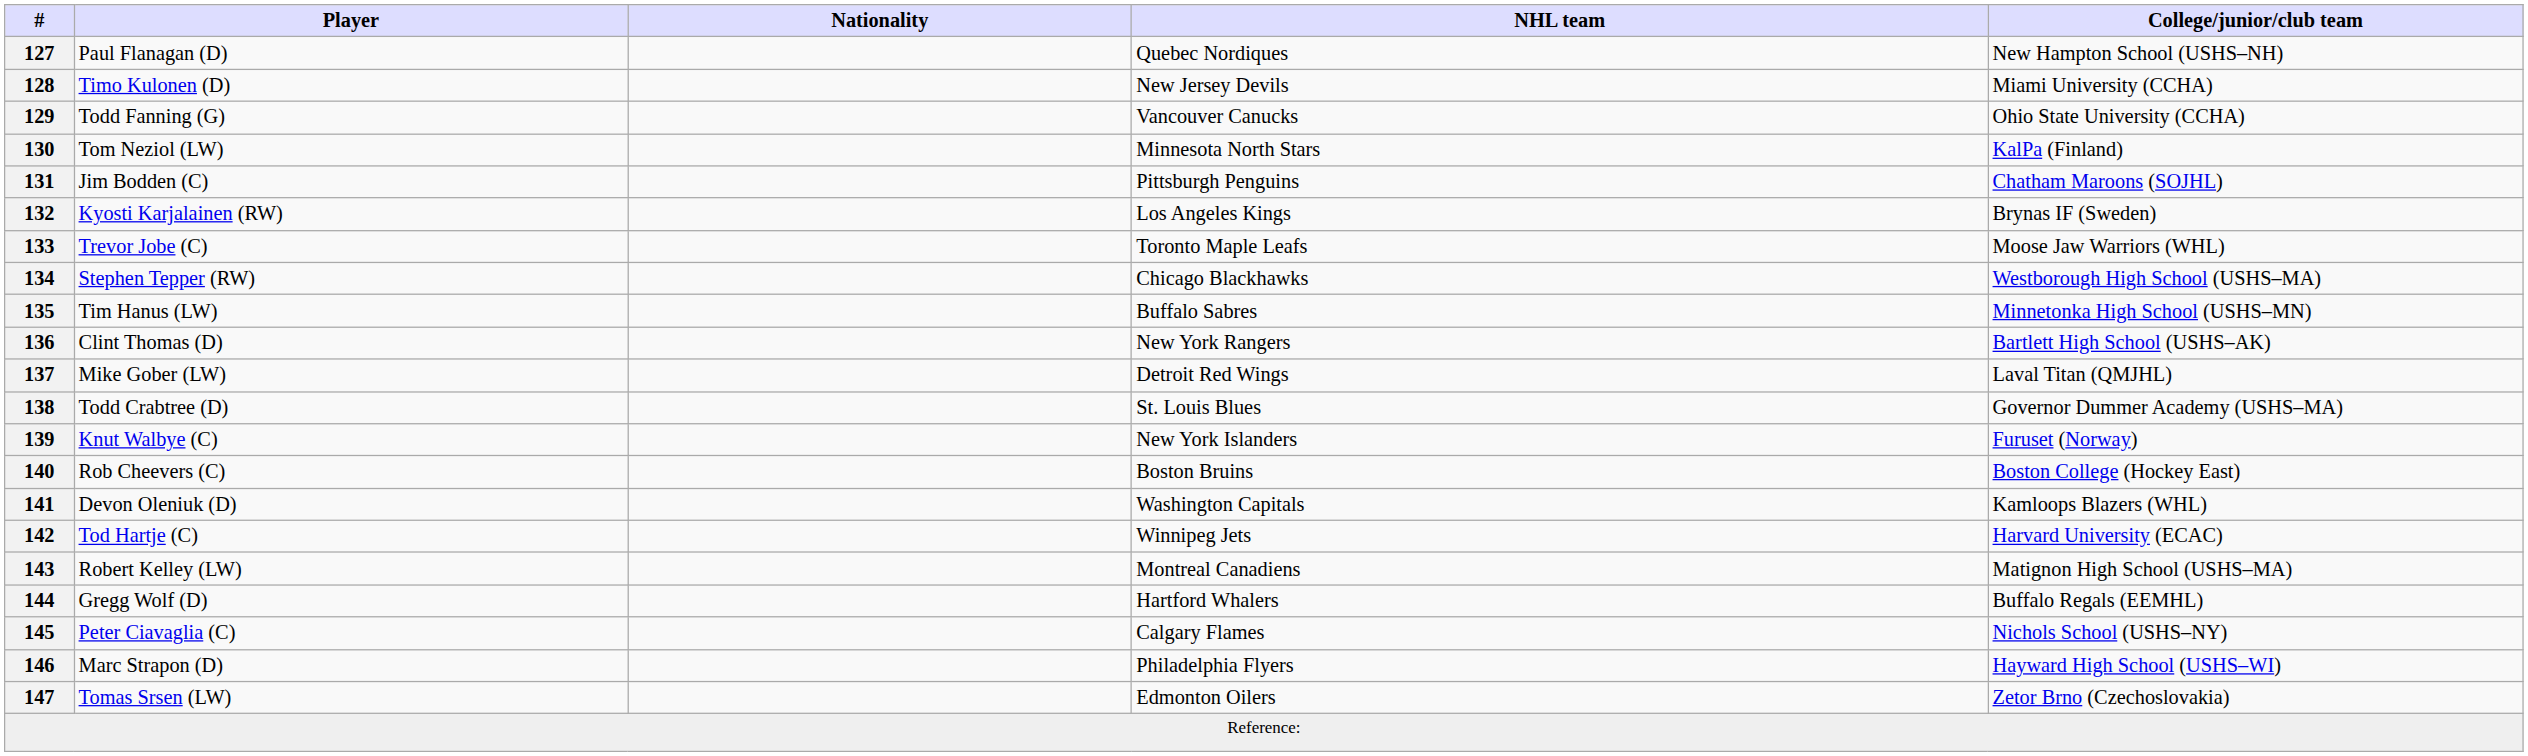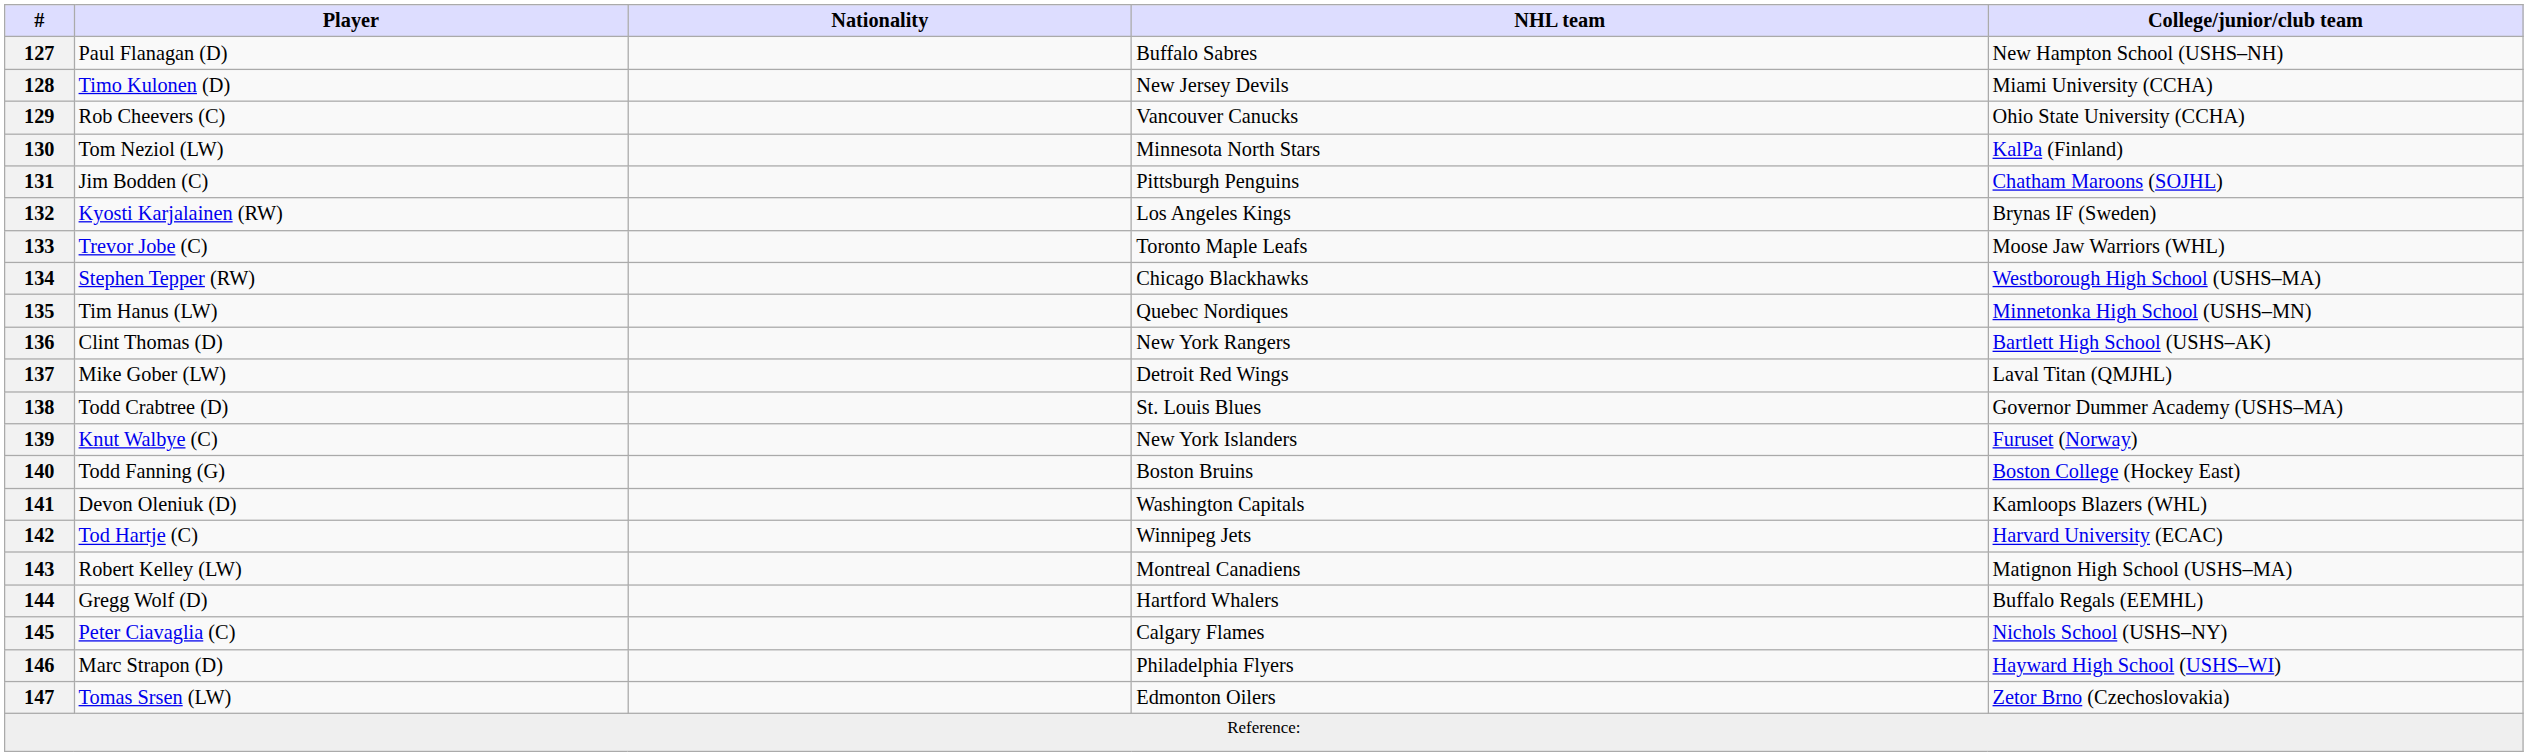(1212, 52) Quebec Nordiques -> (1197, 52) Buffalo Sabres
(152, 117) Todd Fanning (G) -> (152, 117) Rob Cheevers (C)
(1197, 310) Buffalo Sabres -> (1212, 310) Quebec Nordiques
(152, 471) Rob Cheevers (C) -> (152, 471) Todd Fanning (G)
